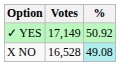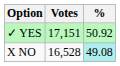(64, 33) 17,149 -> (64, 33) 17,151
